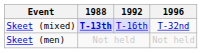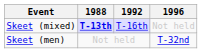(173, 26) T-32nd -> (173, 26) Not held
(173, 40) Not held -> (173, 40) T-32nd
